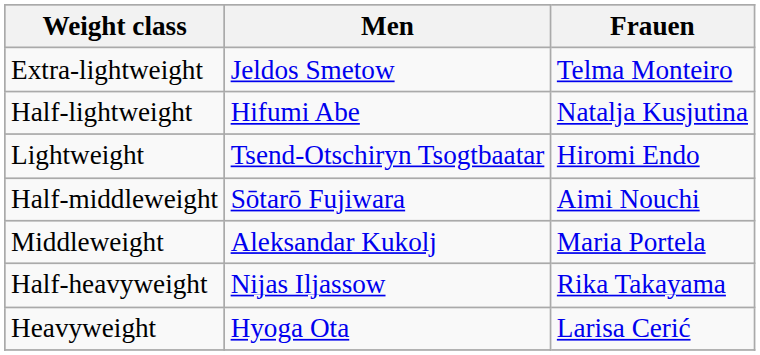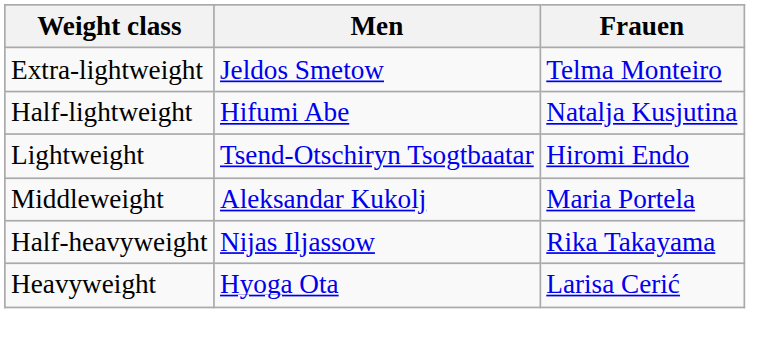- row: (115, 198)
